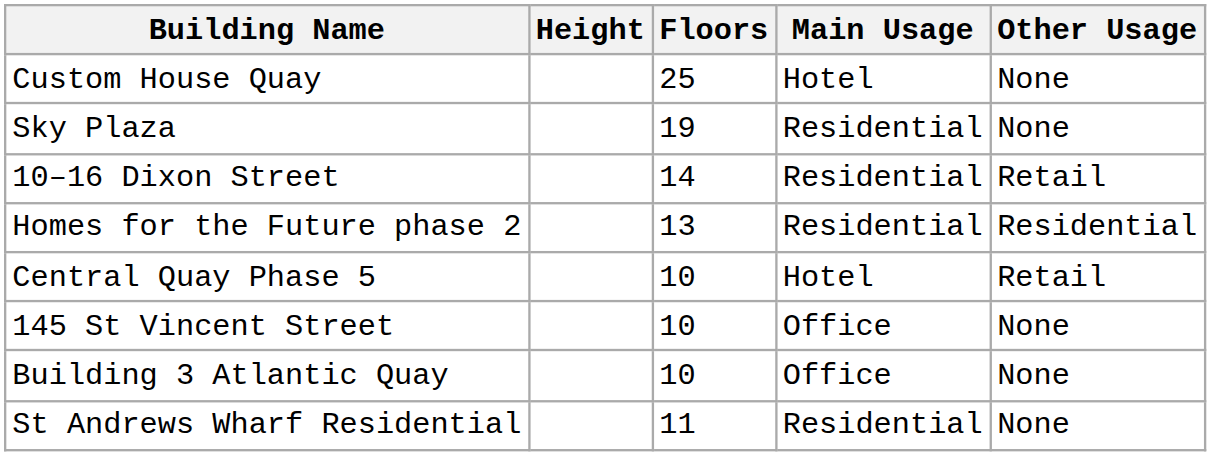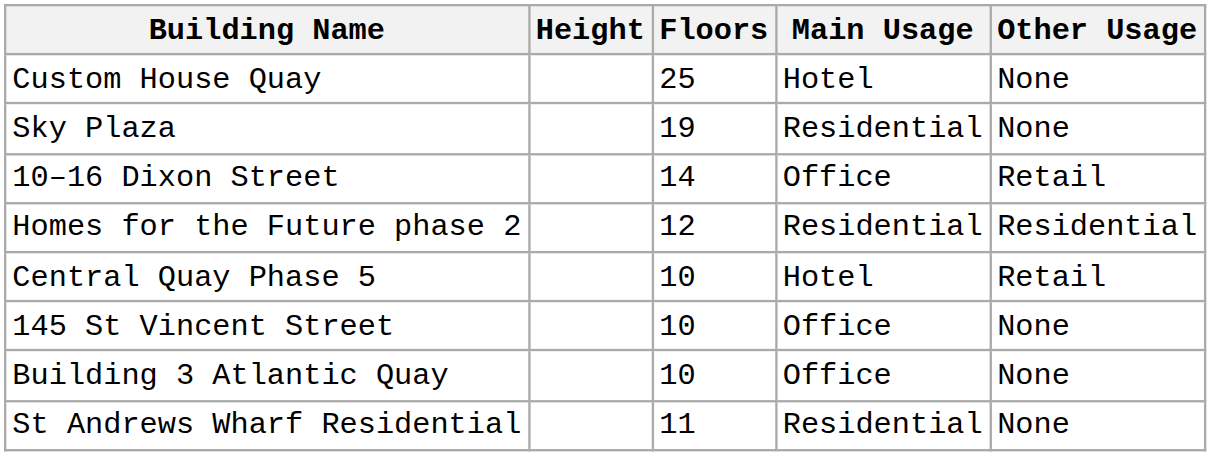(883, 178) Residential -> (837, 178) Office
(677, 227) 13 -> (677, 227) 12
